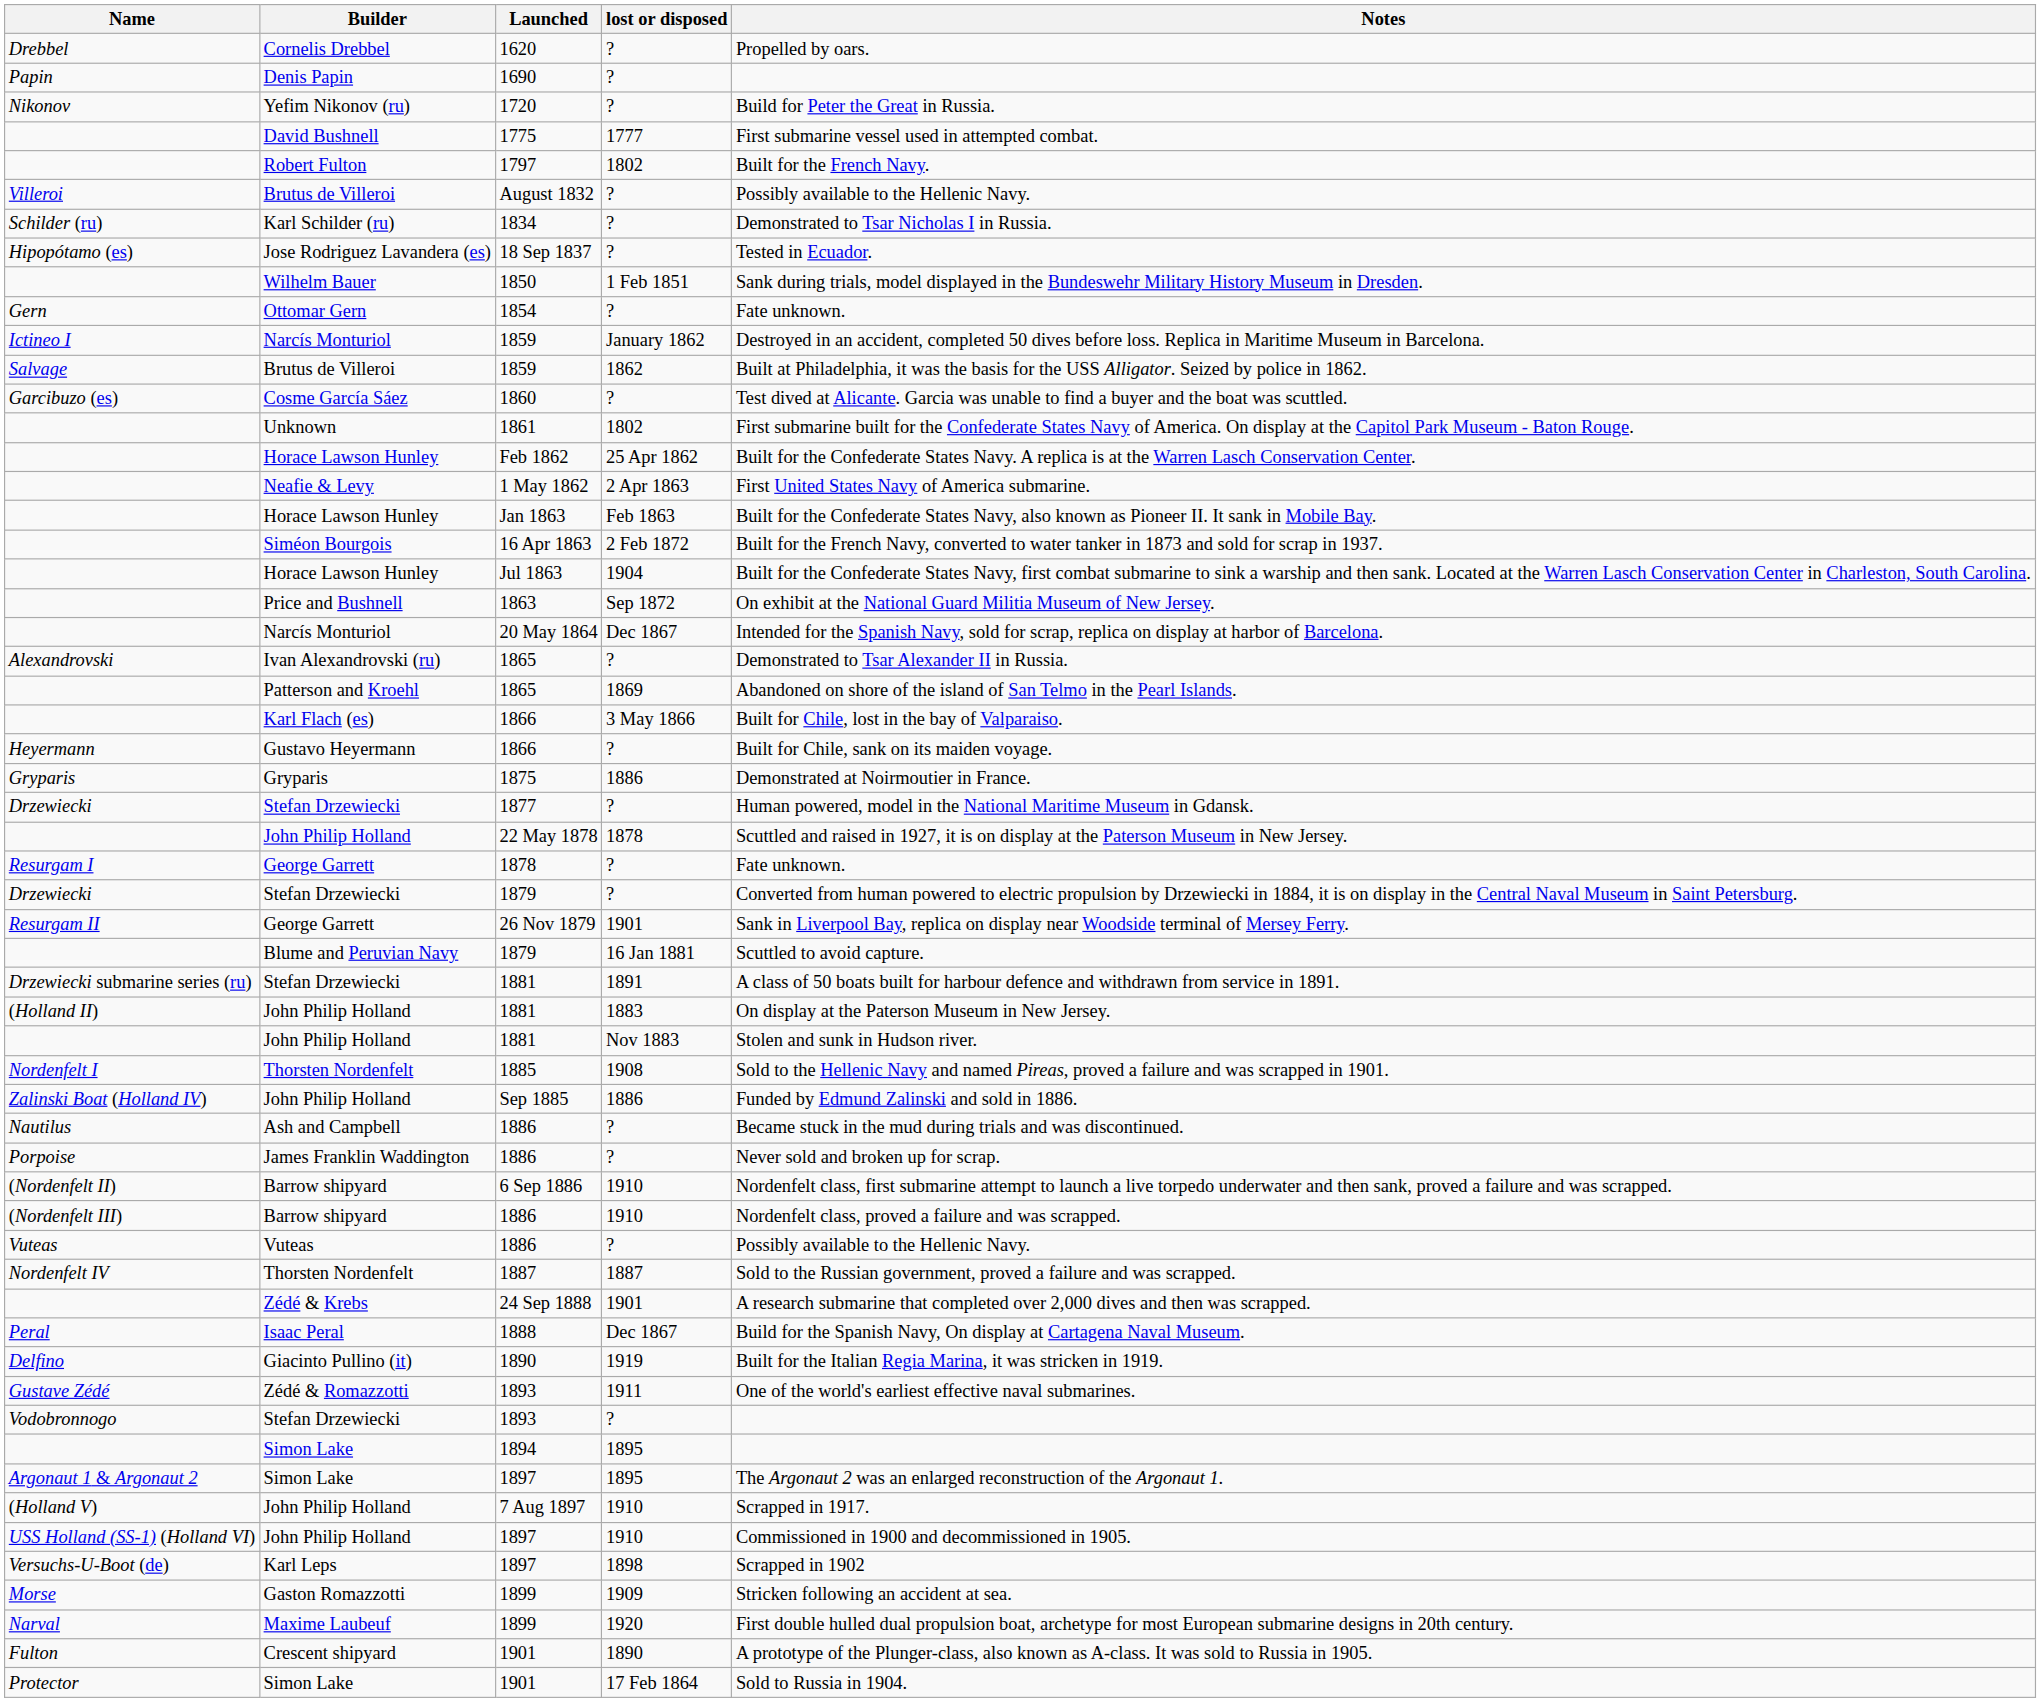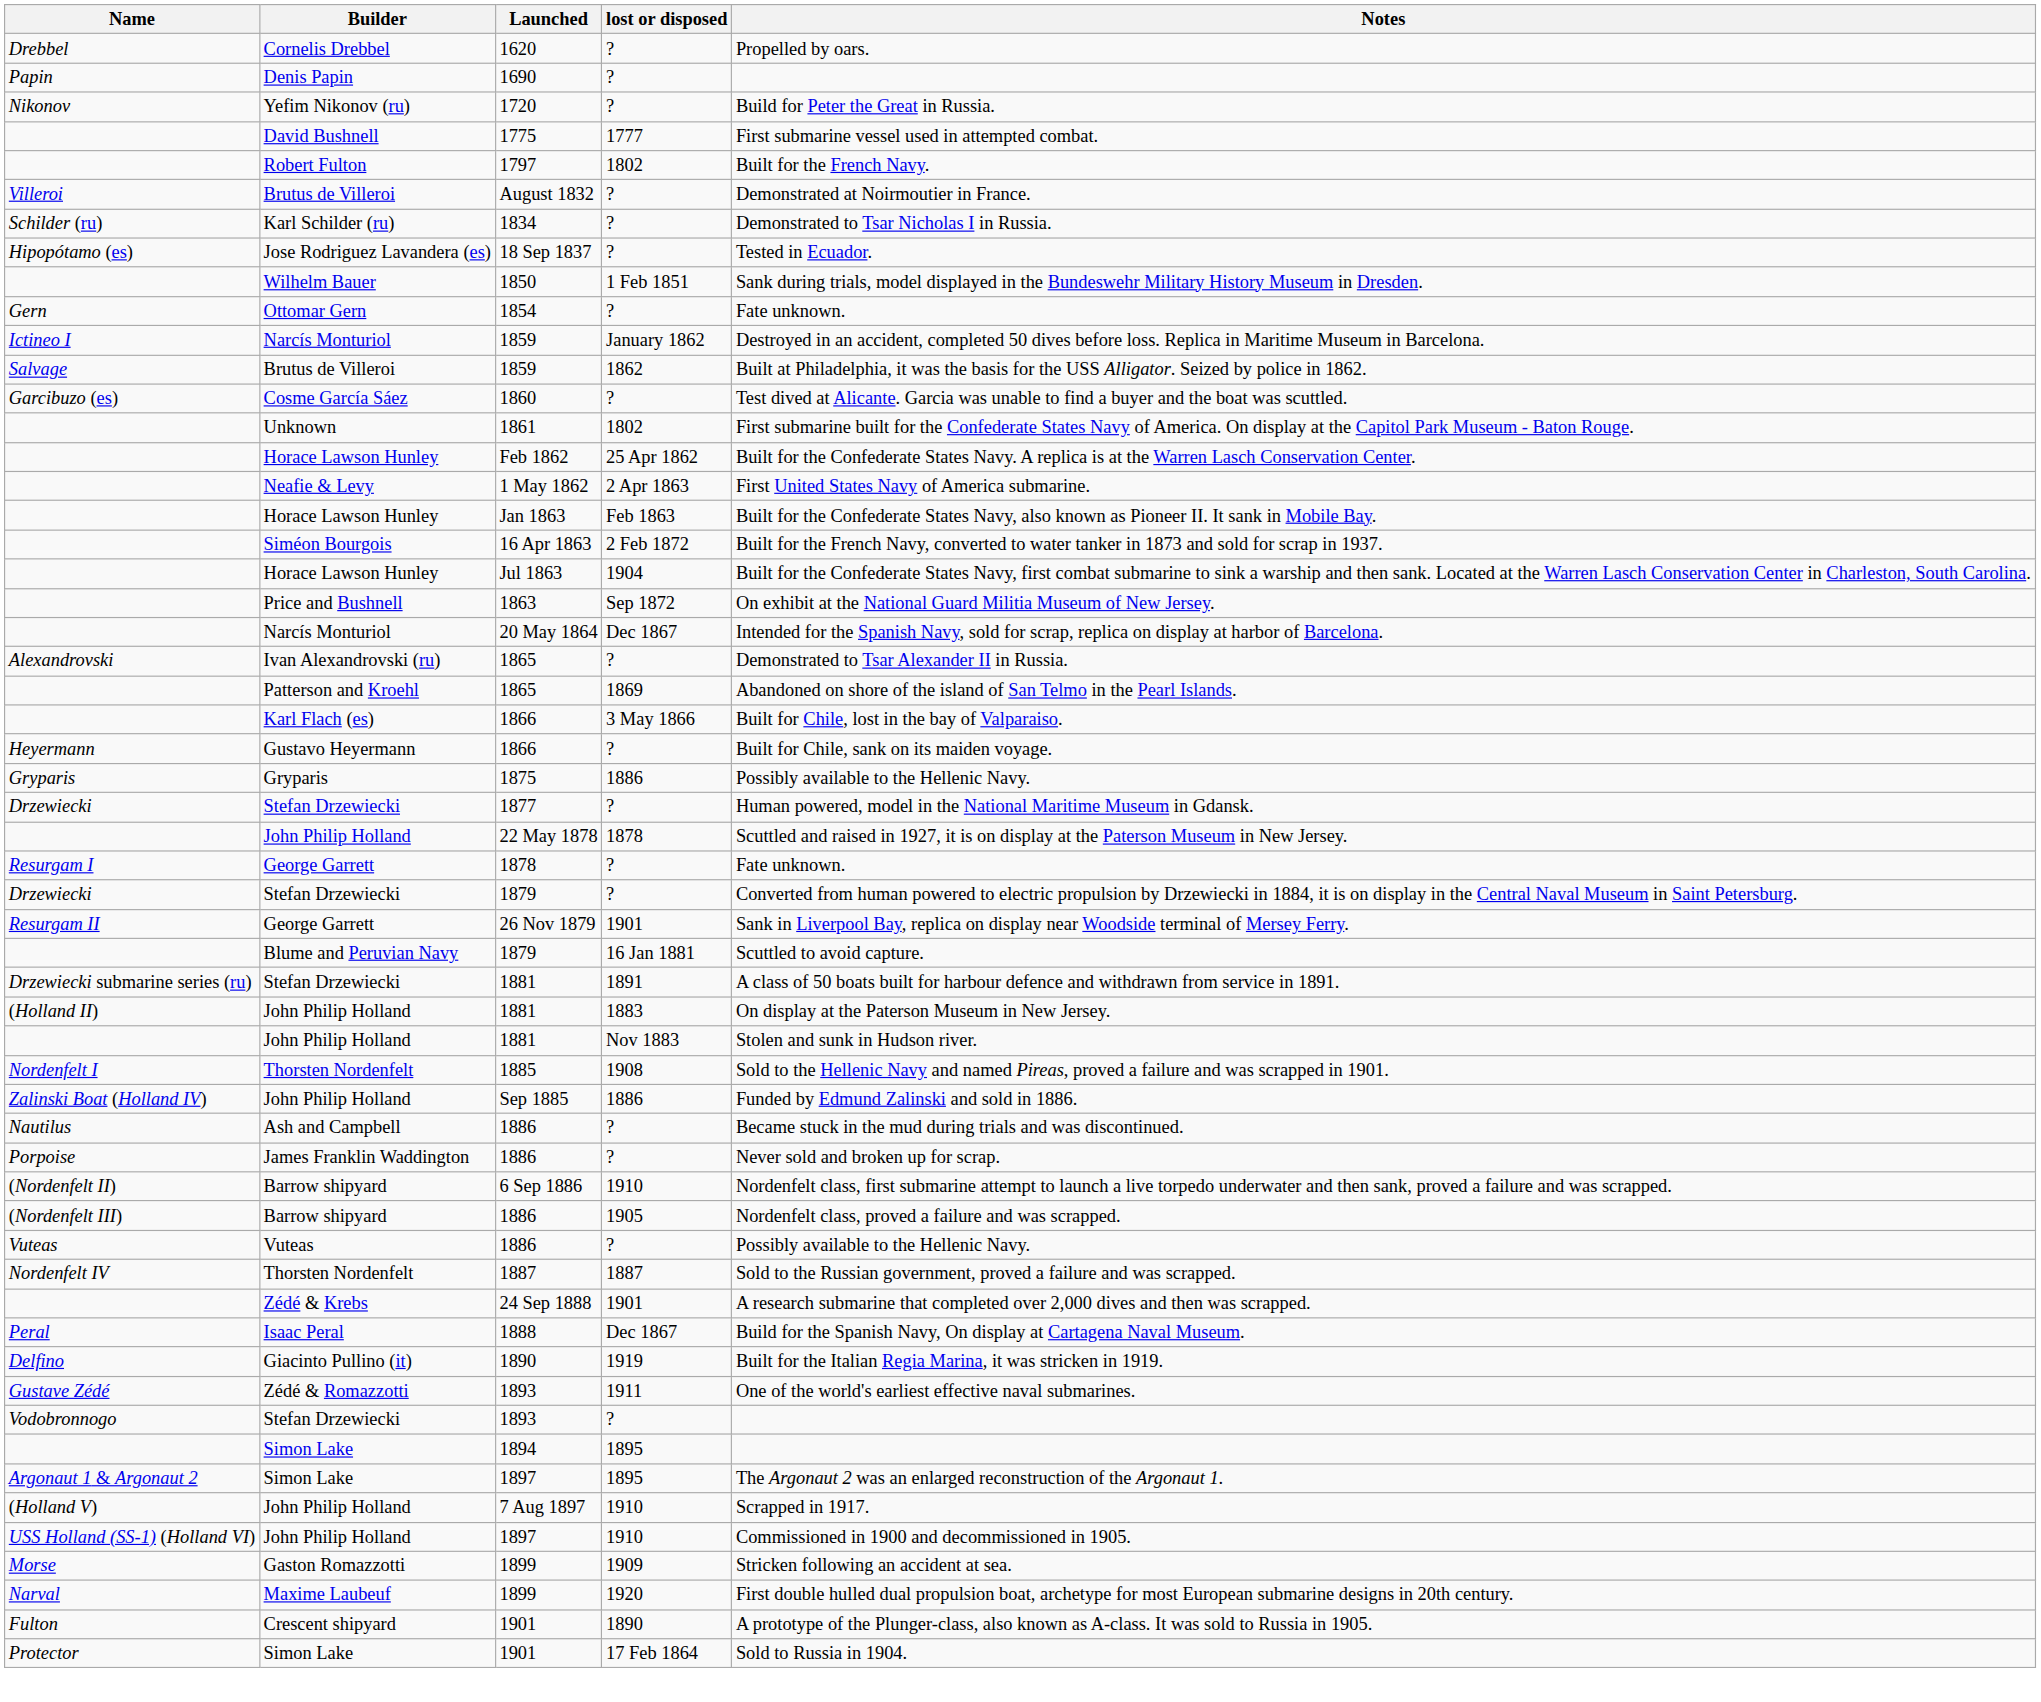(883, 194) Possibly available to the Hellenic Navy. -> (883, 194) Demonstrated at Noirmoutier in France.
(883, 777) Demonstrated at Noirmoutier in France. -> (883, 777) Possibly available to the Hellenic Navy.
(624, 1215) 1910 -> (624, 1215) 1905
- row: (89, 1565)
